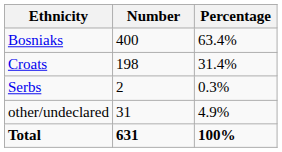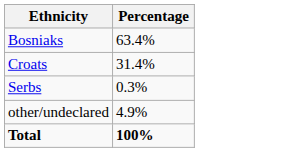- column: (154, 16)
